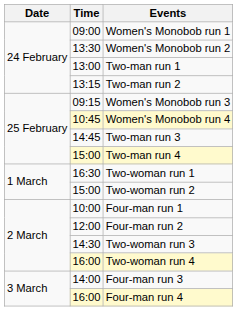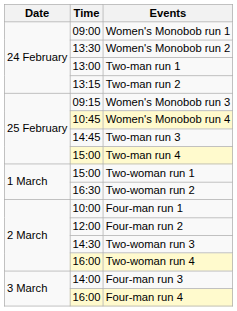(86, 173) 16:30 -> (86, 173) 15:00
(86, 191) 15:00 -> (86, 191) 16:30
